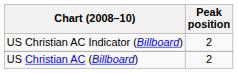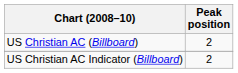rows swapped: (72, 59) <-> (95, 42)
